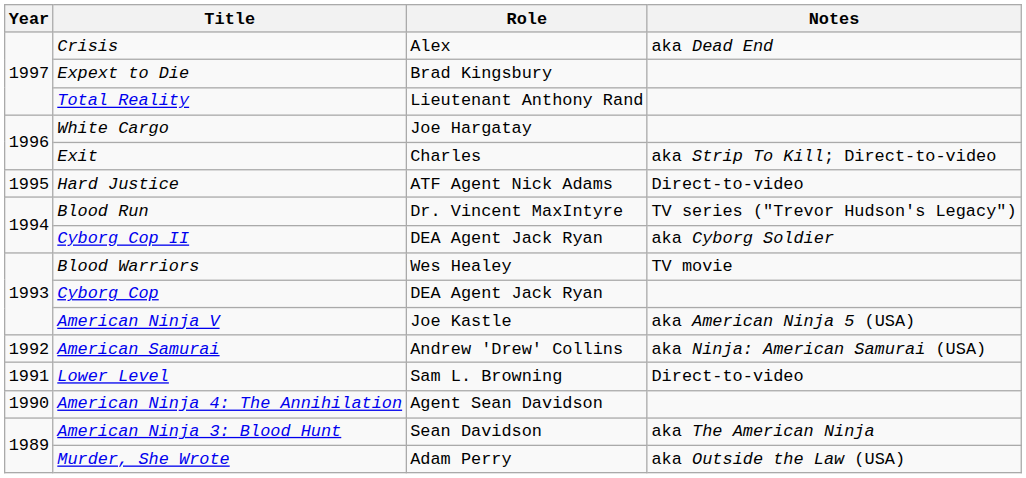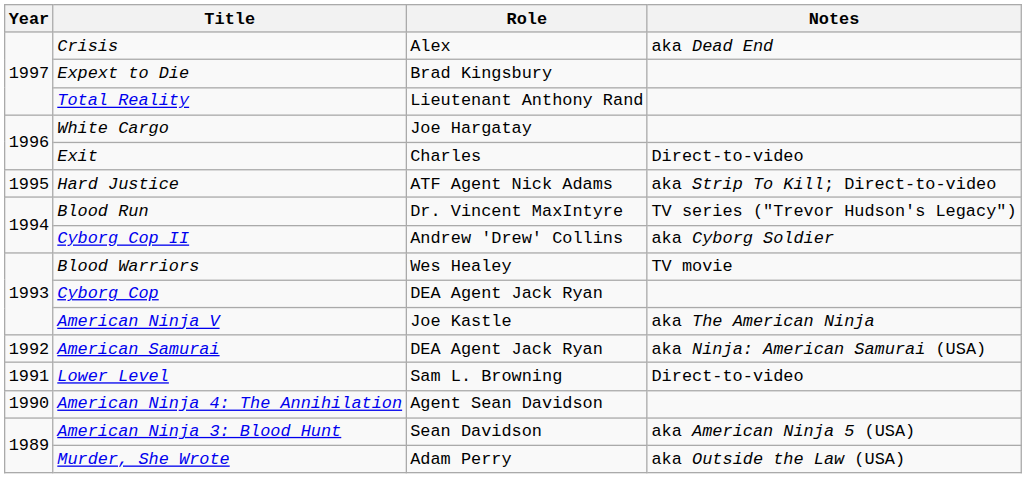(824, 156) aka Strip To Kill; Direct-to-video -> (728, 156) Direct-to-video
(728, 184) Direct-to-video -> (824, 184) aka Strip To Kill; Direct-to-video
(507, 239) DEA Agent Jack Ryan -> (517, 239) Andrew 'Drew' Collins
(783, 321) aka American Ninja 5 (USA) -> (763, 321) aka The American Ninja
(517, 349) Andrew 'Drew' Collins -> (507, 349) DEA Agent Jack Ryan
(763, 432) aka The American Ninja -> (783, 432) aka American Ninja 5 (USA)
